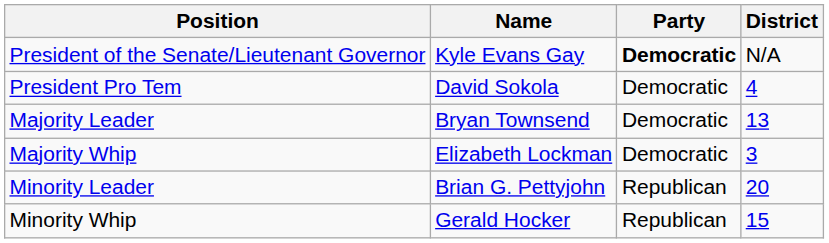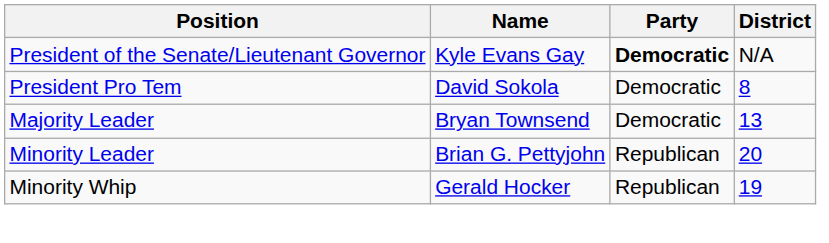(752, 87) 4 -> (745, 87) 8
- row: (73, 154)
(757, 220) 15 -> (750, 187) 19
